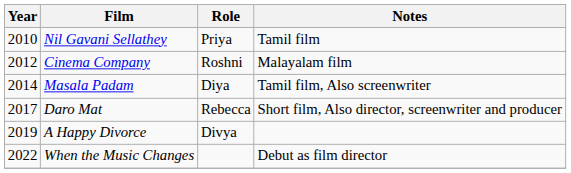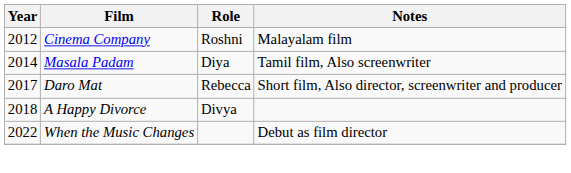- row: (105, 39)
(23, 132) 2019 -> (23, 109) 2018
